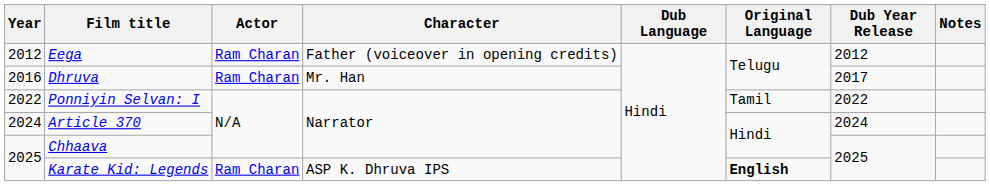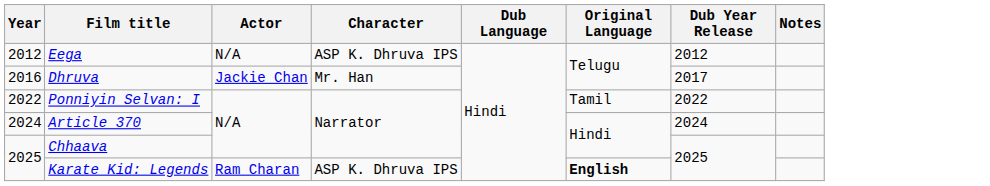(257, 55) Ram Charan -> (228, 55) N/A
(462, 55) Father (voiceover in opening credits) -> (386, 55) ASP K. Dhruva IPS
(257, 78) Ram Charan -> (261, 78) Jackie Chan
